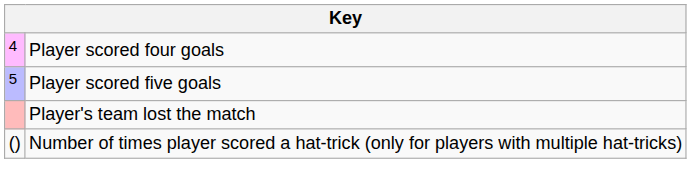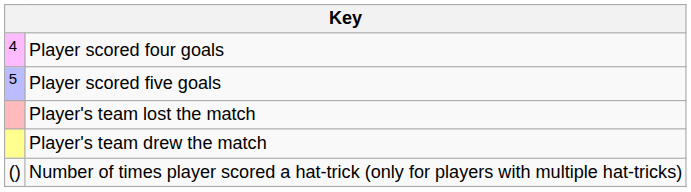+ row: (148, 143)
